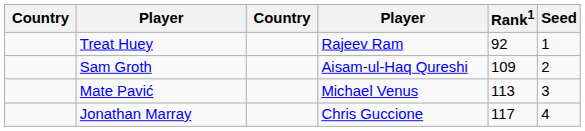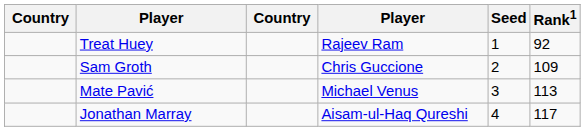columns swapped: (513, 18) <-> (559, 18)
(395, 67) Aisam-ul-Haq Qureshi -> (372, 67) Chris Guccione
(372, 114) Chris Guccione -> (395, 114) Aisam-ul-Haq Qureshi
